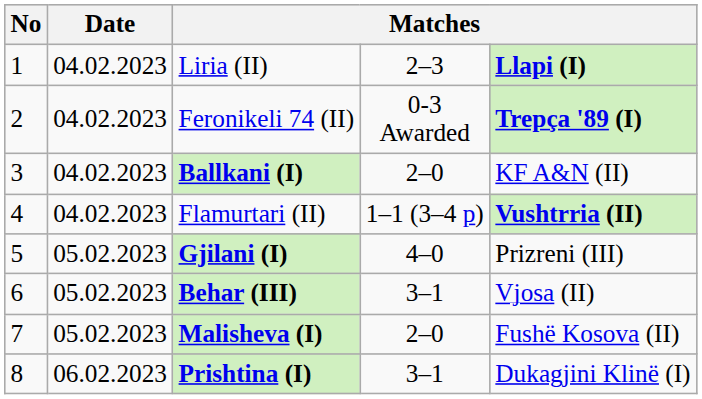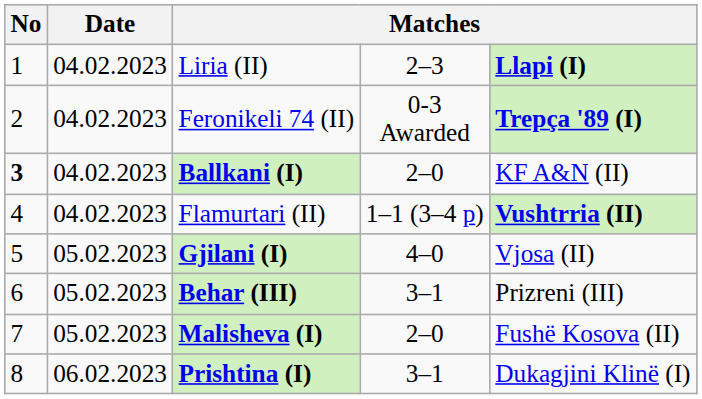(17, 173) normal -> (17, 173) bold
(560, 253) Prizreni (III) -> (545, 253) Vjosa (II)
(545, 293) Vjosa (II) -> (560, 293) Prizreni (III)
